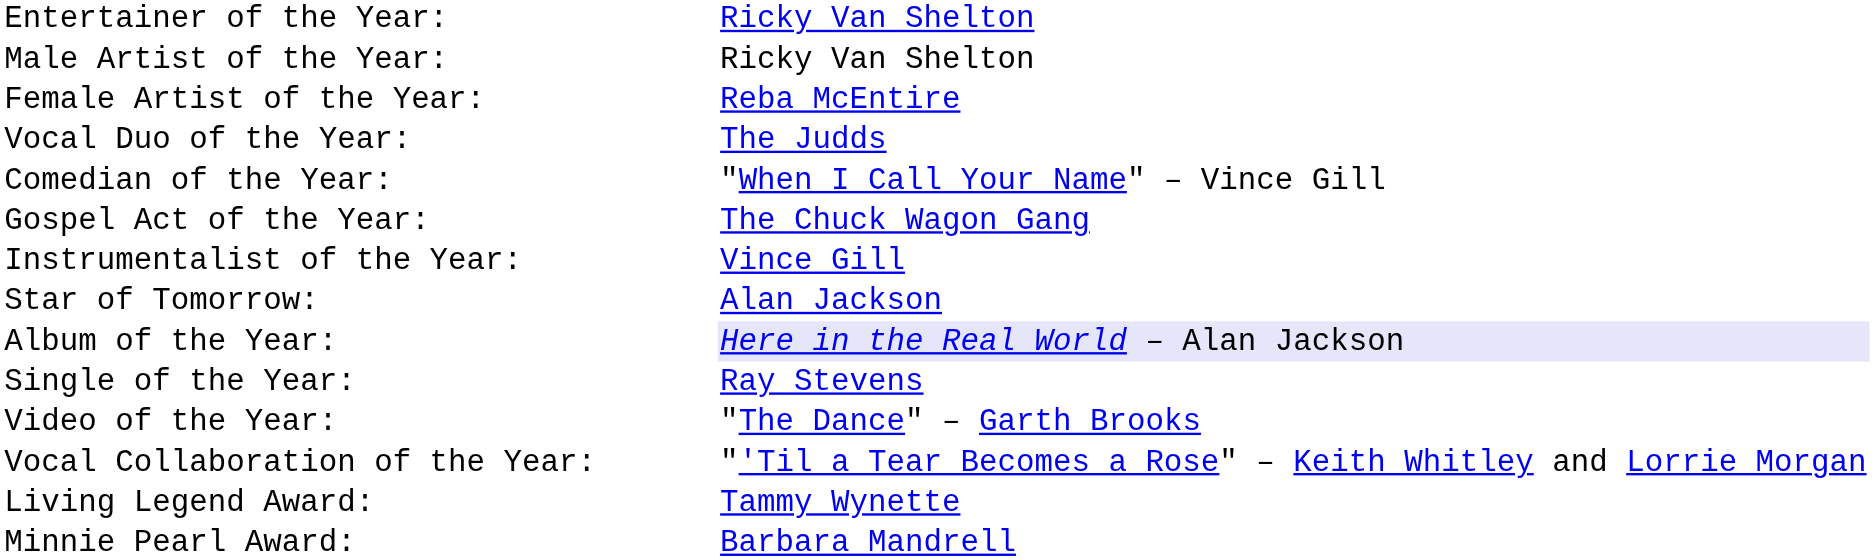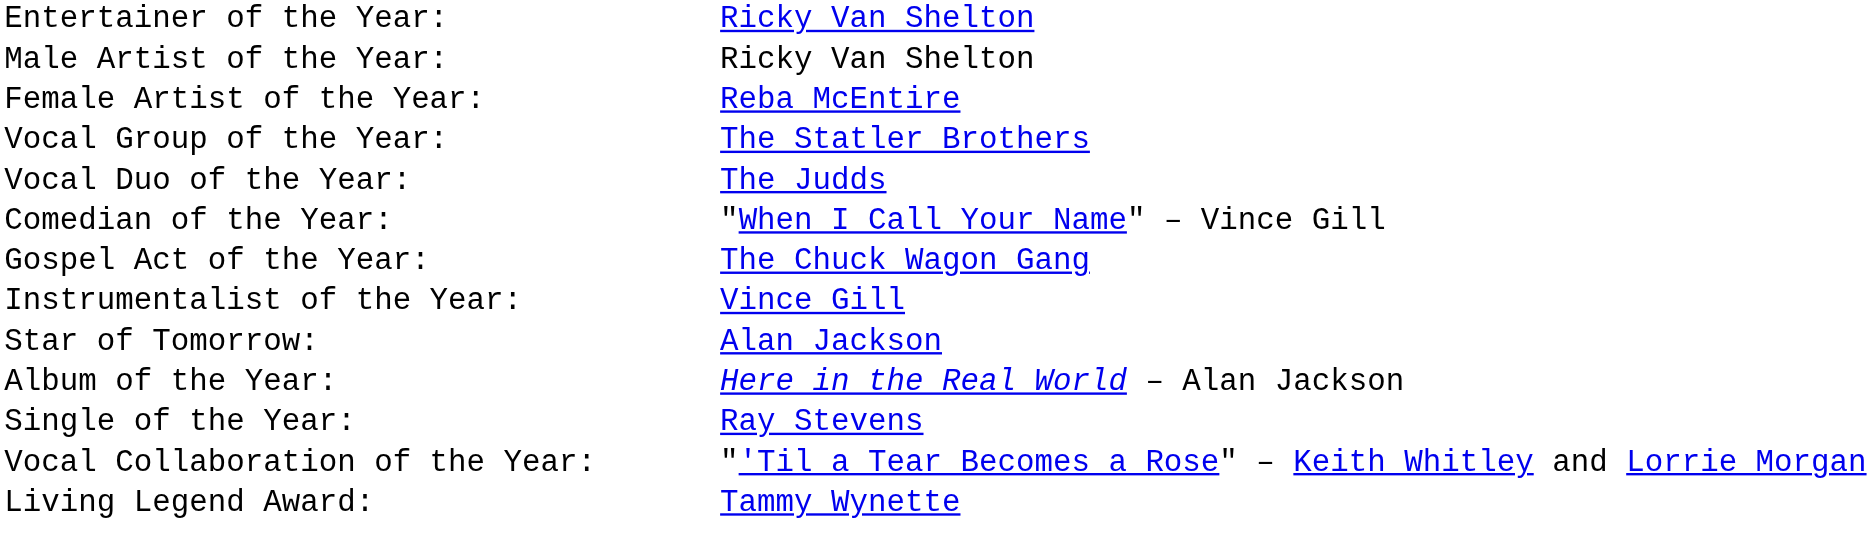+ row: (226, 140)
(1062, 341) lavender background -> (1062, 382) no background
- row: (171, 422)
- row: (180, 543)
